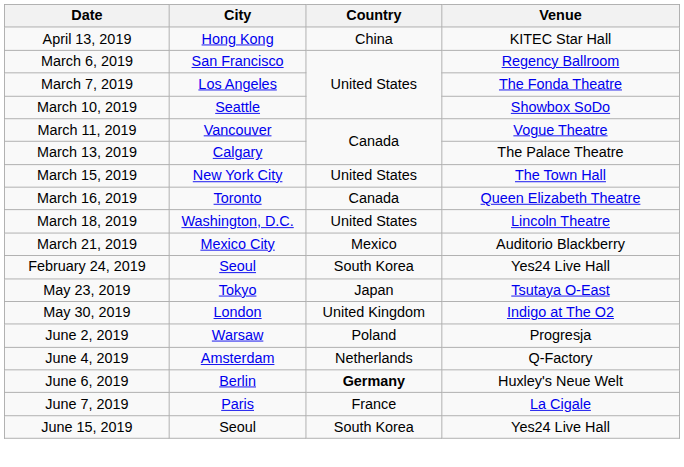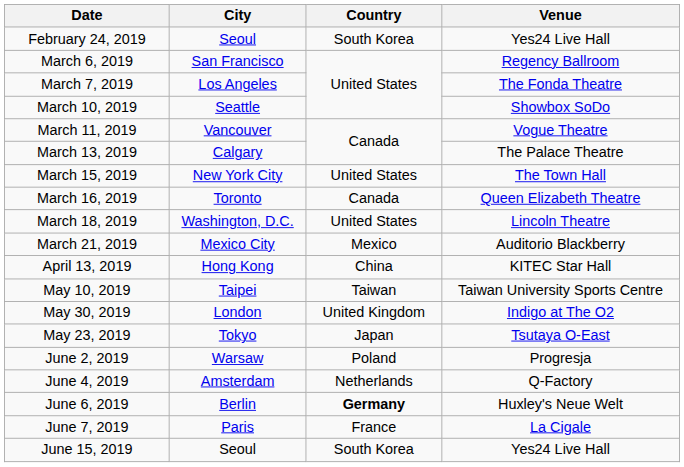rows swapped: (87, 267) <-> (87, 38)
+ row: (87, 289)
rows swapped: (87, 289) <-> (87, 312)
